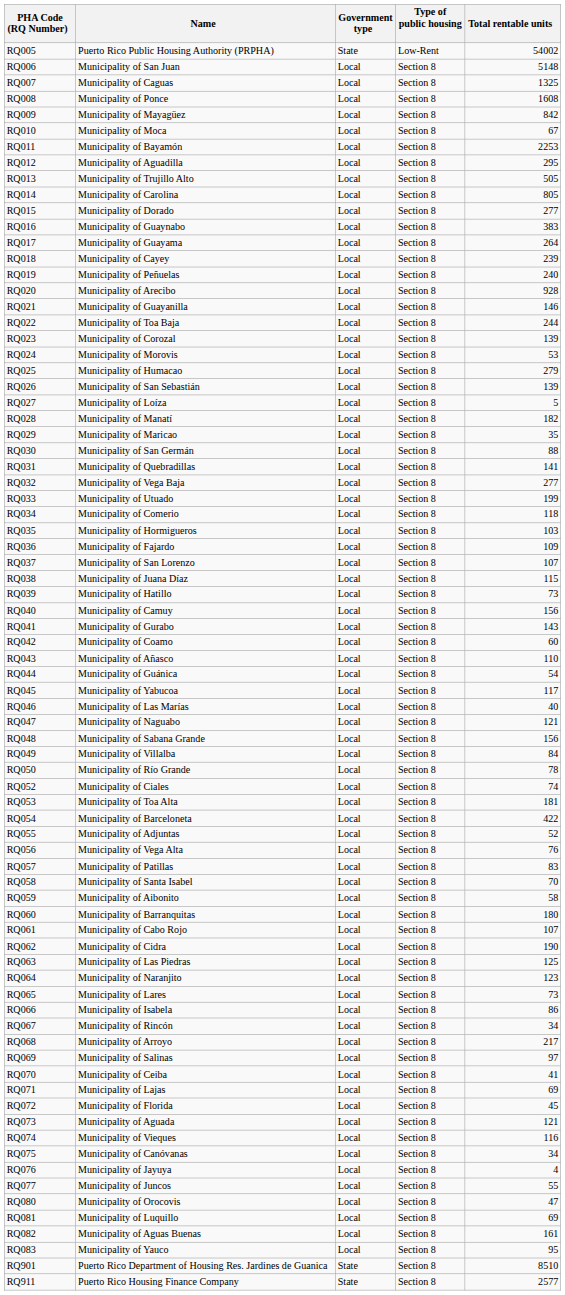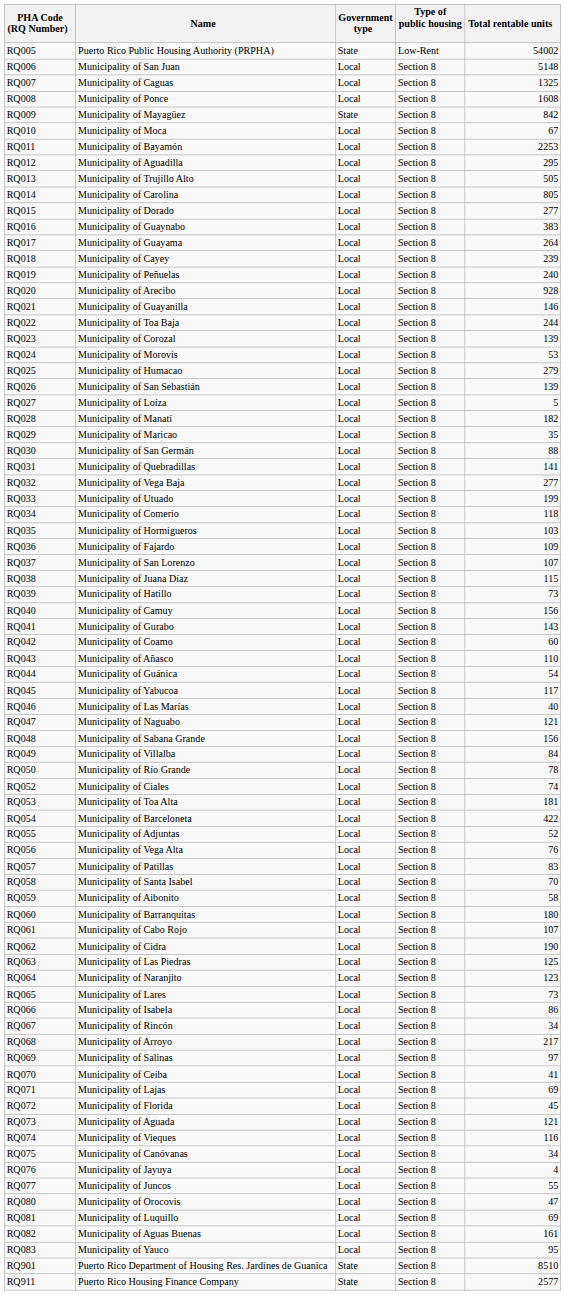(349, 115) Local -> (348, 115) State
